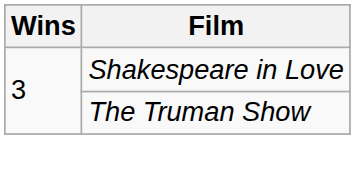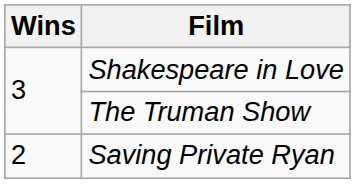+ row: (212, 155)
